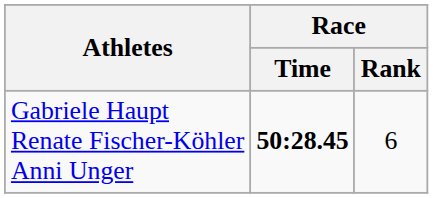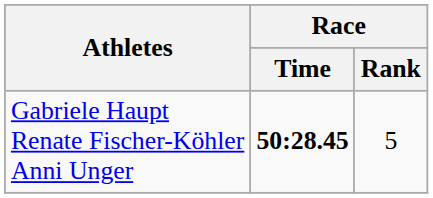(391, 141) 6 -> (391, 141) 5
